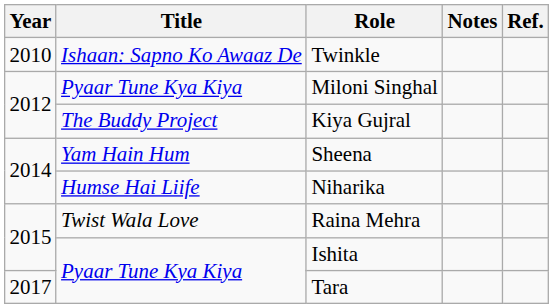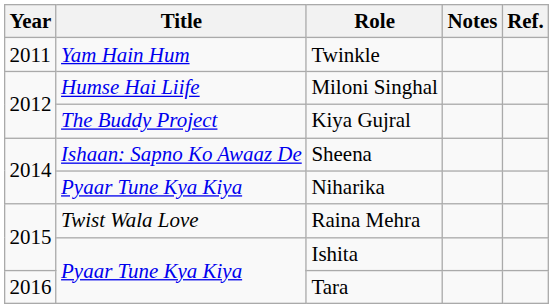(30, 54) 2010 -> (30, 54) 2011
(181, 54) Ishaan: Sapno Ko Awaaz De -> (125, 54) Yam Hain Hum
(152, 87) Pyaar Tune Kya Kiya -> (130, 87) Humse Hai Liife
(125, 154) Yam Hain Hum -> (181, 154) Ishaan: Sapno Ko Awaaz De
(130, 187) Humse Hai Liife -> (152, 187) Pyaar Tune Kya Kiya
(30, 287) 2017 -> (30, 287) 2016
